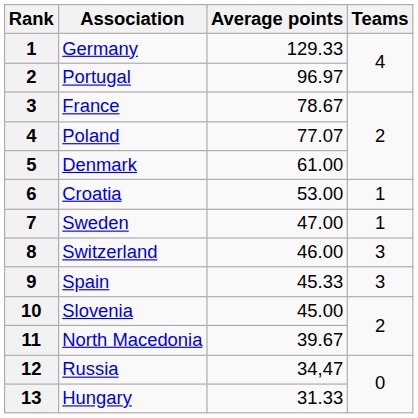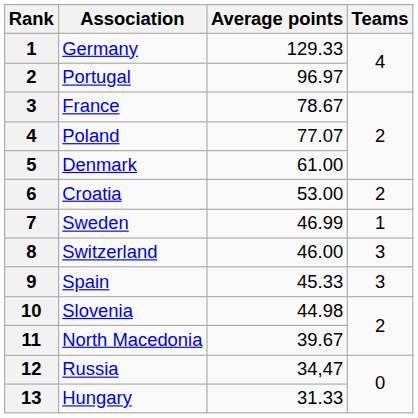(380, 194) 1 -> (380, 194) 2
(320, 223) 47.00 -> (320, 223) 46.99
(320, 310) 45.00 -> (320, 310) 44.98
